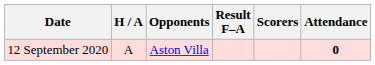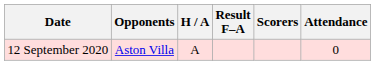columns swapped: (179, 22) <-> (129, 22)
(336, 49) bold -> (336, 49) normal
